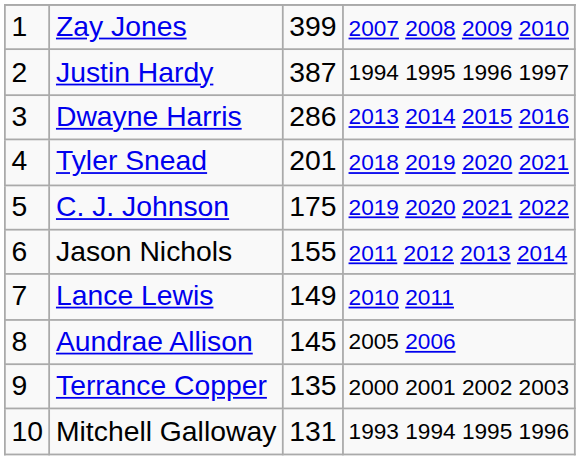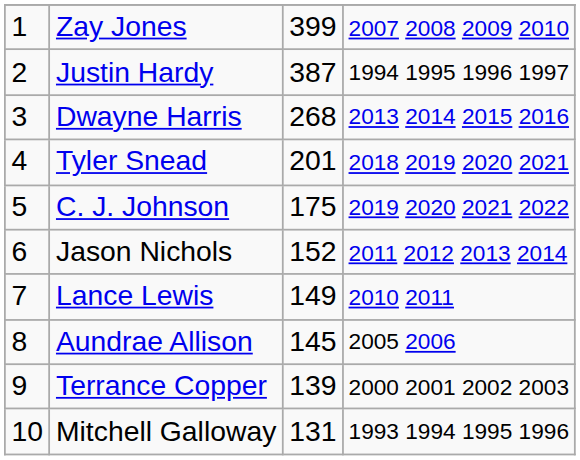(313, 116) 286 -> (313, 116) 268
(313, 251) 155 -> (313, 251) 152
(313, 386) 135 -> (313, 386) 139
